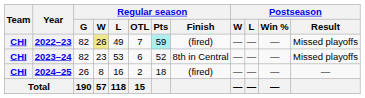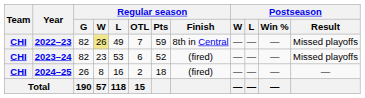(161, 42) paleturquoise background -> (161, 42) no background
(201, 42) (fired) -> (201, 42) 8th in Central
(201, 57) 8th in Central -> (201, 57) (fired)
